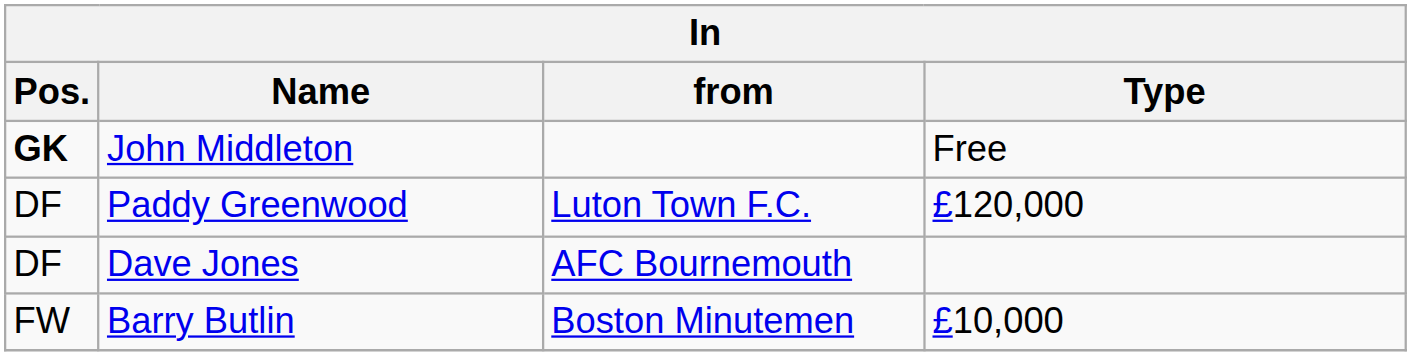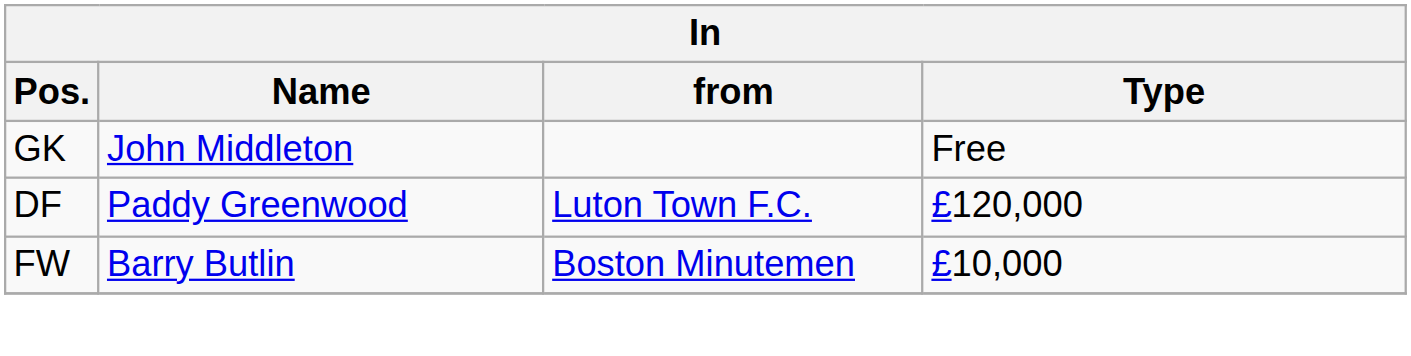(41, 148) bold -> (40, 148) normal
- row: (203, 263)
